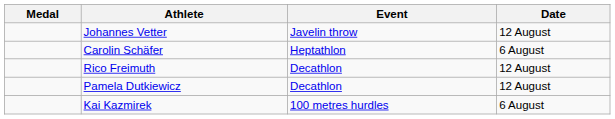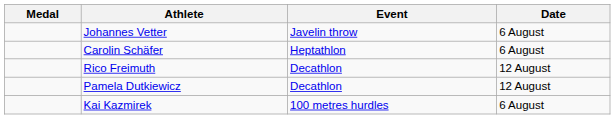(525, 32) 12 August -> (522, 32) 6 August
